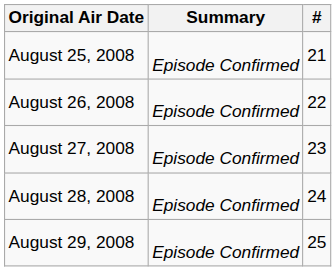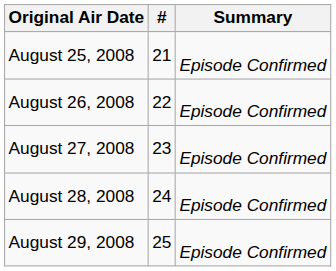columns swapped: (226, 18) <-> (317, 18)
